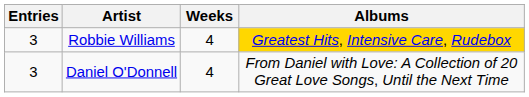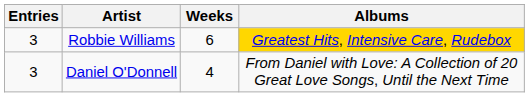(210, 39) 4 -> (210, 39) 6
